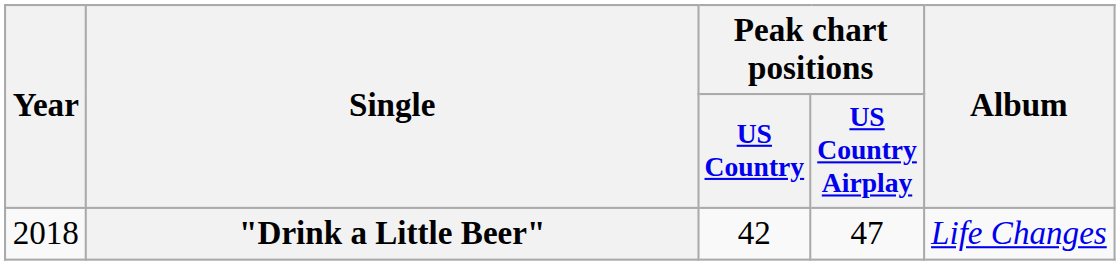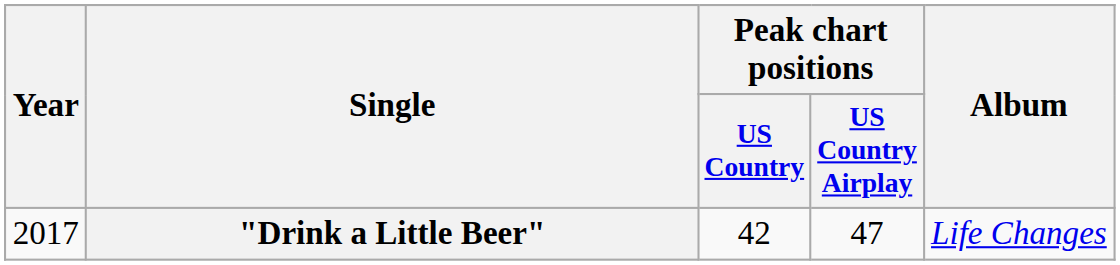(46, 232) 2018 -> (46, 232) 2017
